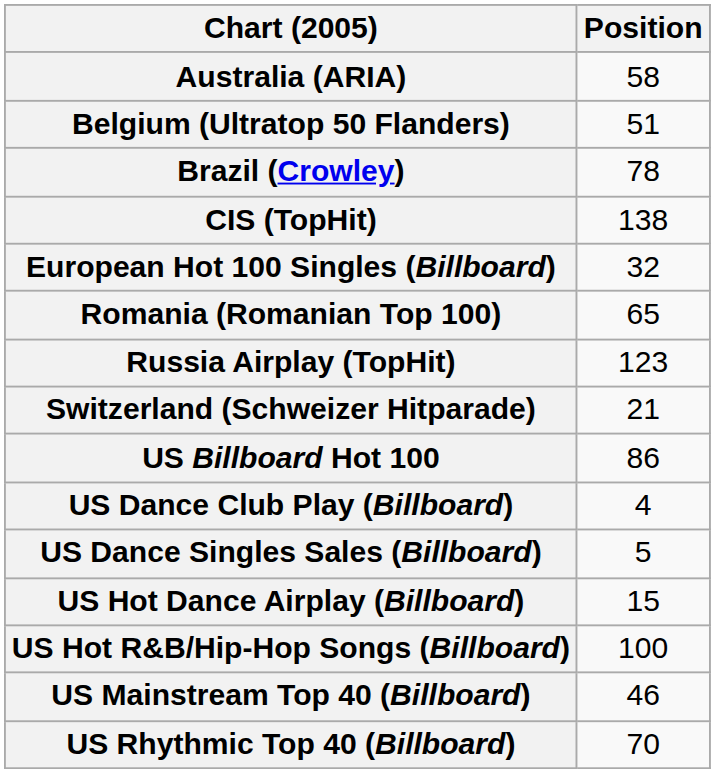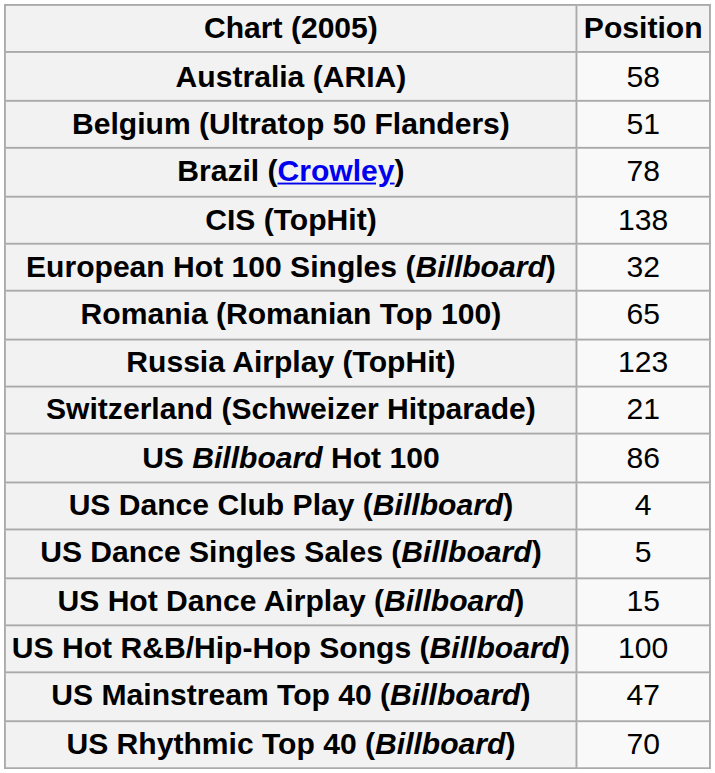(643, 696) 46 -> (643, 696) 47
